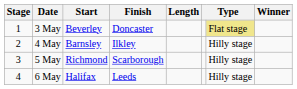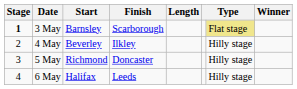(18, 28) normal -> (18, 28) bold
(84, 28) Beverley -> (83, 28) Barnsley
(133, 28) Doncaster -> (138, 28) Scarborough
(83, 44) Barnsley -> (84, 44) Beverley
(138, 60) Scarborough -> (133, 60) Doncaster
